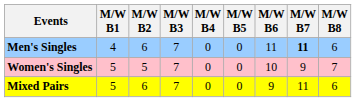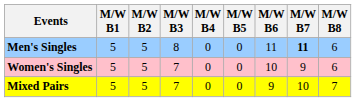(113, 47) 4 -> (113, 47) 5
(145, 47) 6 -> (145, 47) 5
(176, 47) 7 -> (176, 47) 8
(335, 66) 7 -> (335, 66) 6
(145, 86) 6 -> (145, 86) 5
(303, 86) 11 -> (303, 86) 10
(335, 86) 6 -> (335, 86) 7
